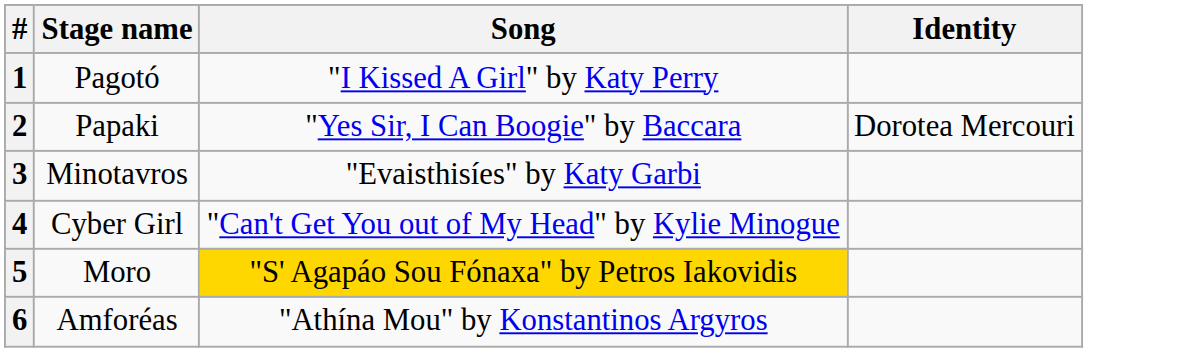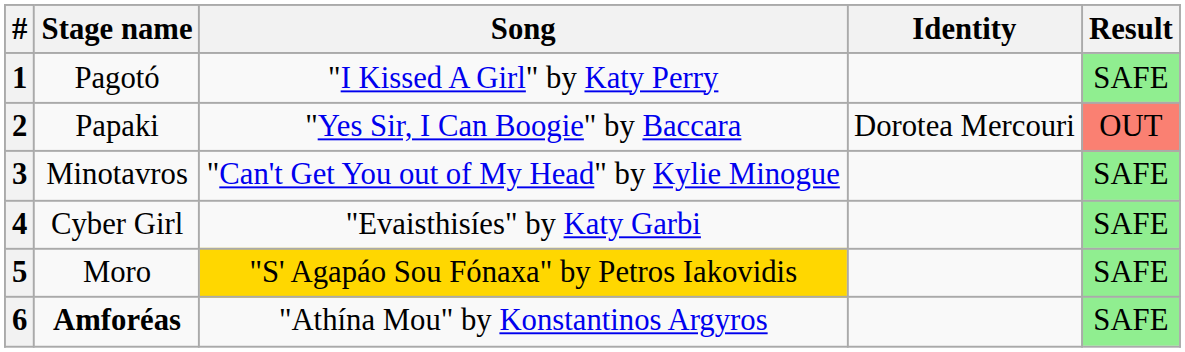+ column: (1131, 28)
(523, 175) "Evaisthisíes" by Katy Garbi -> (523, 175) "Can't Get You out of My Head" by Kylie Minogue
(523, 223) "Can't Get You out of My Head" by Kylie Minogue -> (523, 223) "Evaisthisíes" by Katy Garbi
(117, 321) normal -> (117, 321) bold
